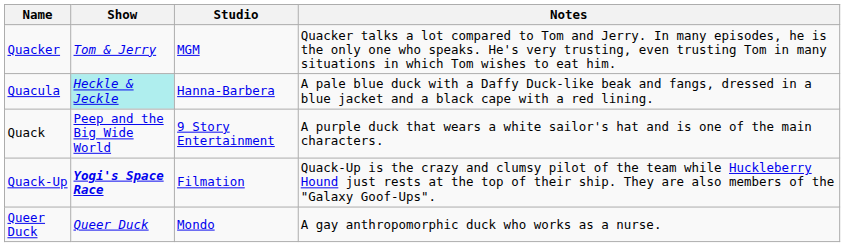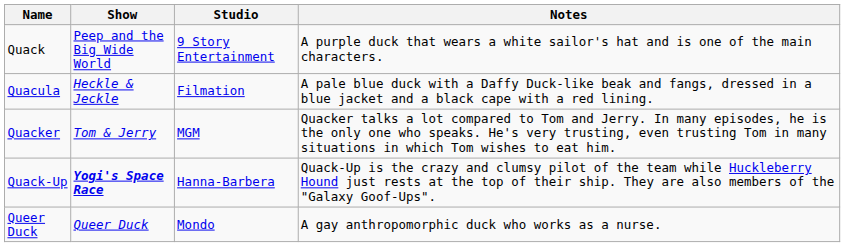rows swapped: (26, 133) <-> (34, 49)
(104, 91) paleturquoise background -> (104, 91) no background
(226, 91) Hanna-Barbera -> (211, 91) Filmation
(211, 182) Filmation -> (226, 182) Hanna-Barbera
